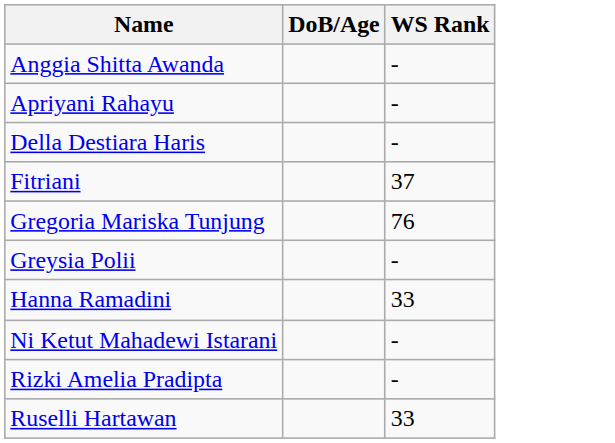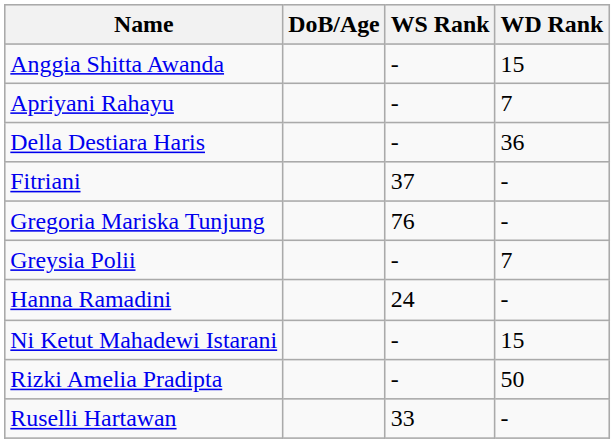+ column: (552, 24)
(403, 299) 33 -> (403, 299) 24
